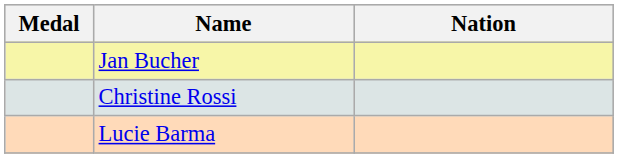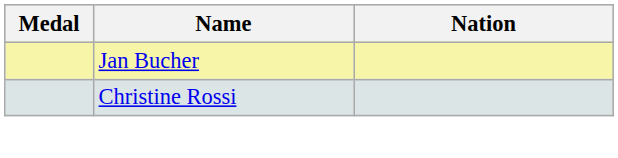- row: (157, 134)
